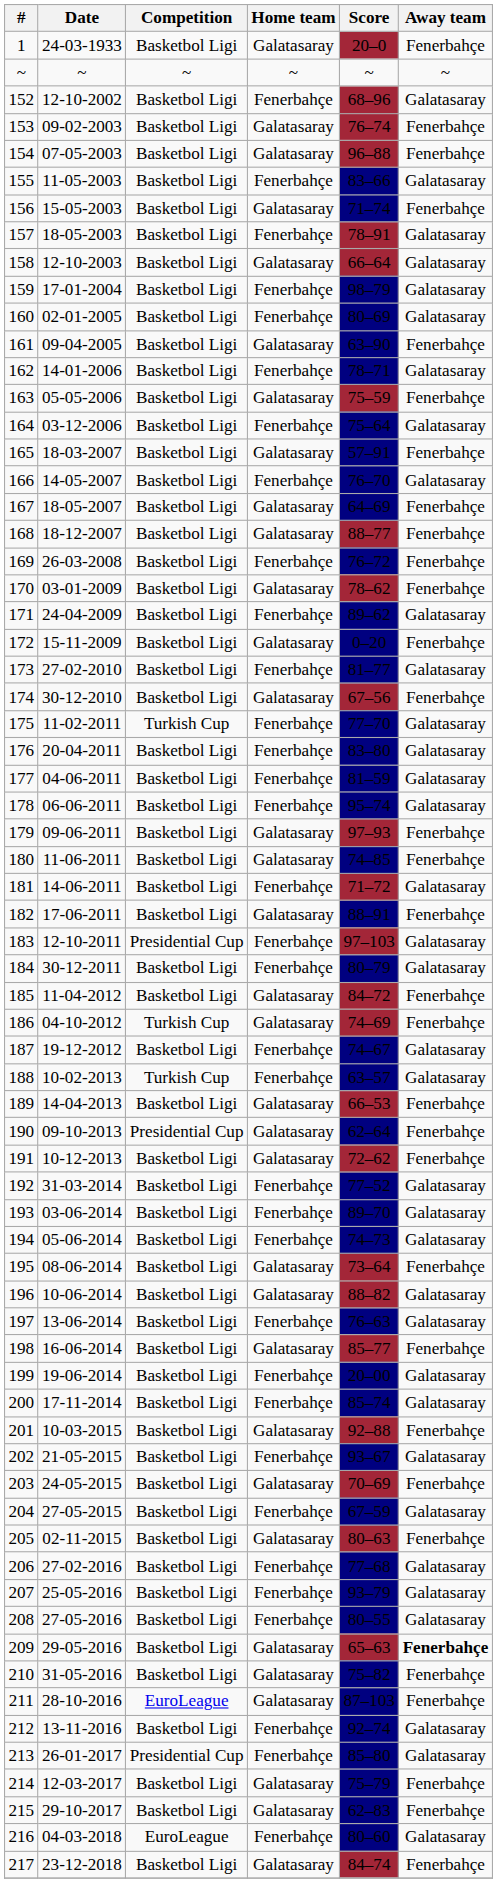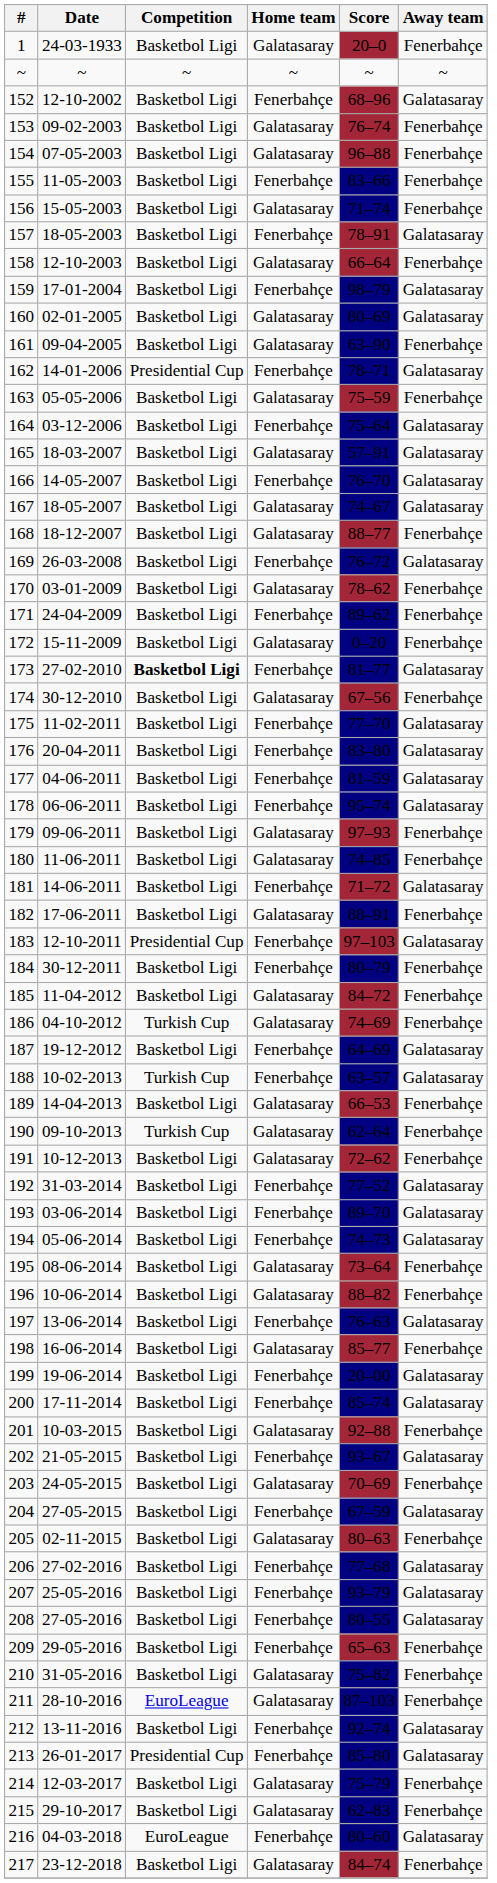(445, 180) Galatasaray -> (443, 180) Fenerbahçe
(445, 262) Galatasaray -> (443, 262) Fenerbahçe
(293, 316) Fenerbahçe -> (293, 316) Galatasaray
(187, 371) Basketbol Ligi -> (187, 371) Presidential Cup
(445, 452) Fenerbahçe -> (443, 452) Galatasaray
(369, 506) 64–69 -> (369, 506) 74–67
(445, 506) Fenerbahçe -> (443, 506) Galatasaray
(445, 561) Fenerbahçe -> (443, 561) Galatasaray
(445, 615) Galatasaray -> (443, 615) Fenerbahçe
(187, 669) normal -> (187, 669) bold
(187, 724) Turkish Cup -> (187, 724) Basketbol Ligi
(445, 968) Galatasaray -> (443, 968) Fenerbahçe
(369, 1049) 74–67 -> (369, 1049) 64–69
(187, 1131) Presidential Cup -> (187, 1131) Turkish Cup
(445, 1294) Galatasaray -> (443, 1294) Fenerbahçe
(293, 1647) Galatasaray -> (293, 1647) Fenerbahçe
(445, 1647) bold -> (443, 1647) normal
